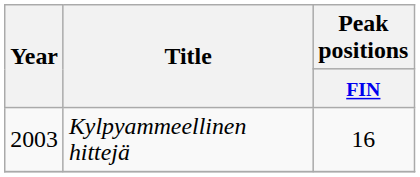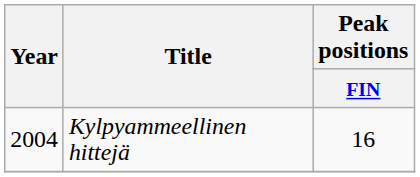(34, 139) 2003 -> (34, 139) 2004
